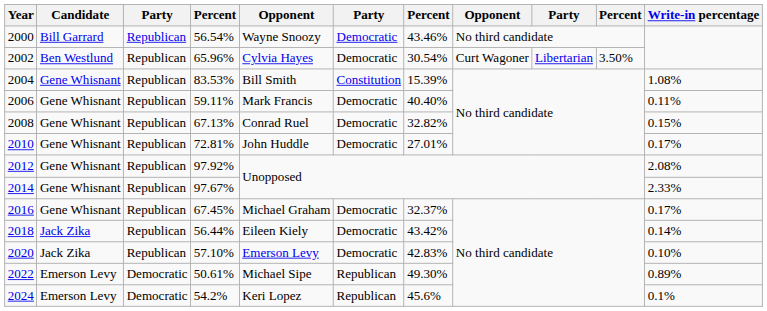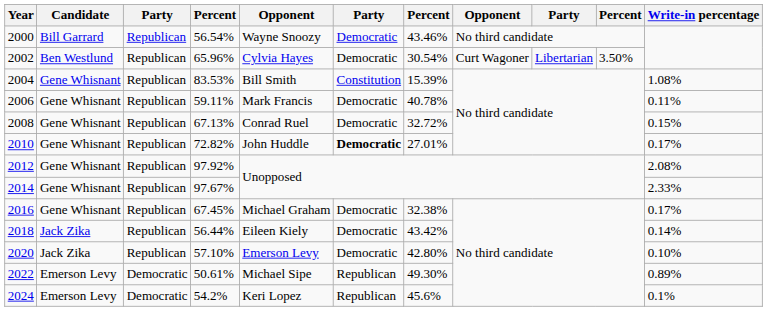(427, 101) 40.40% -> (427, 101) 40.78%
(427, 123) 32.82% -> (427, 123) 32.72%
(214, 144) 72.81% -> (214, 144) 72.82%
(367, 144) normal -> (369, 144) bold
(427, 209) 32.37% -> (427, 209) 32.38%
(427, 252) 42.83% -> (427, 252) 42.80%
